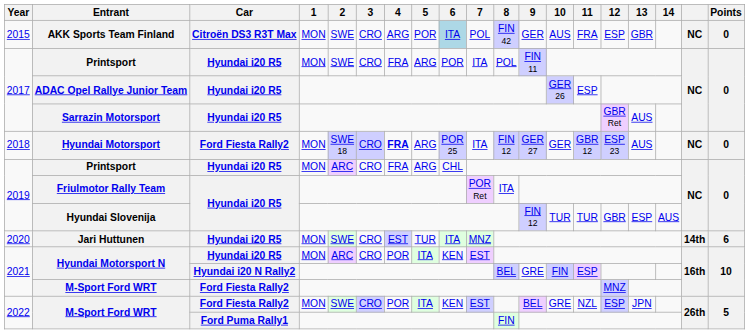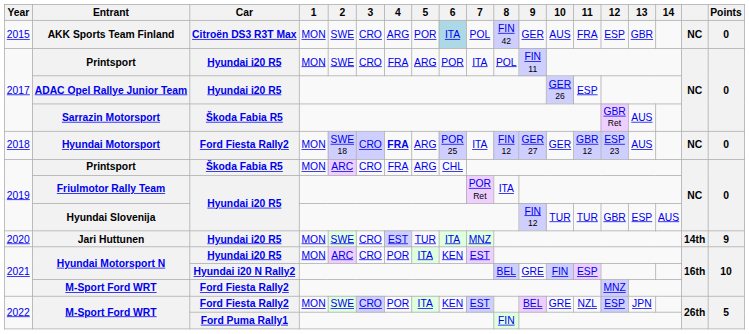(244, 117) Hyundai i20 R5 -> (244, 117) Škoda Fabia R5
(244, 167) Hyundai i20 R5 -> (244, 167) Škoda Fabia R5
(726, 239) 6 -> (726, 239) 9
